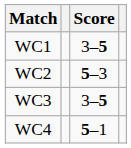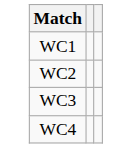- column: (94, 18)
